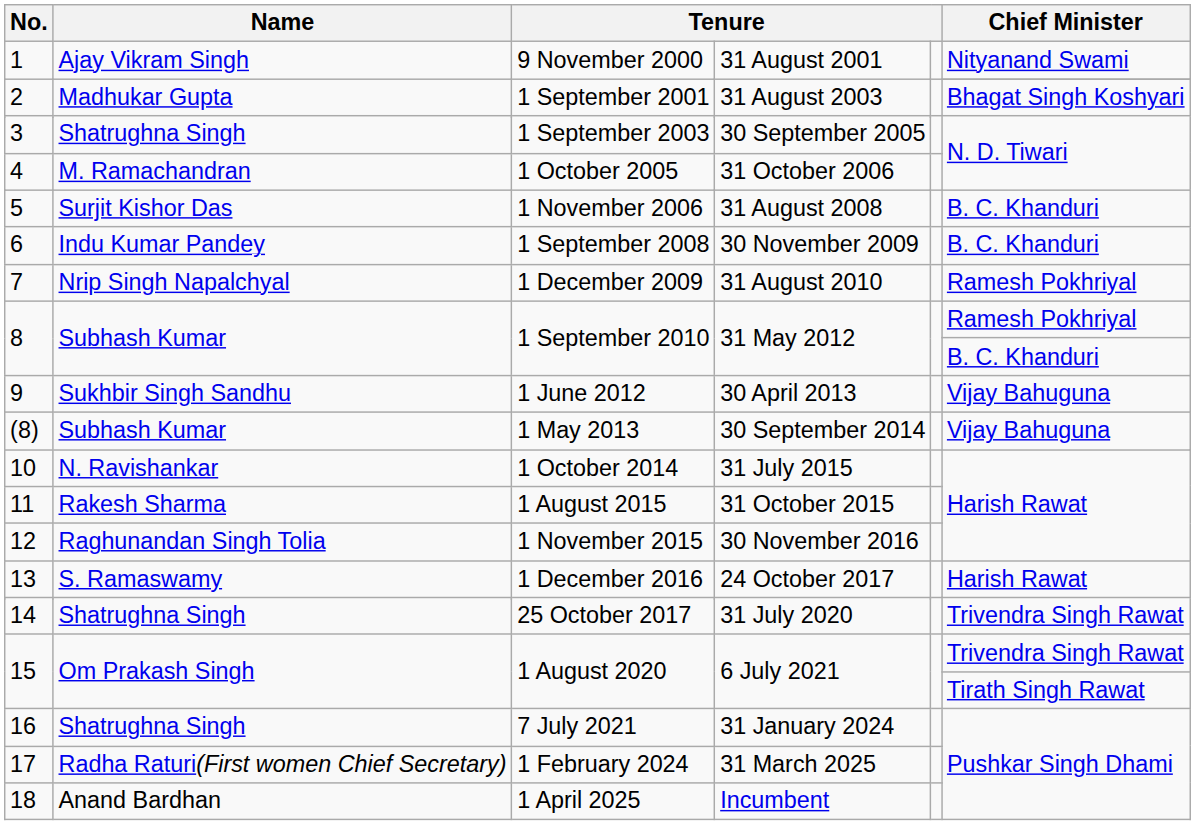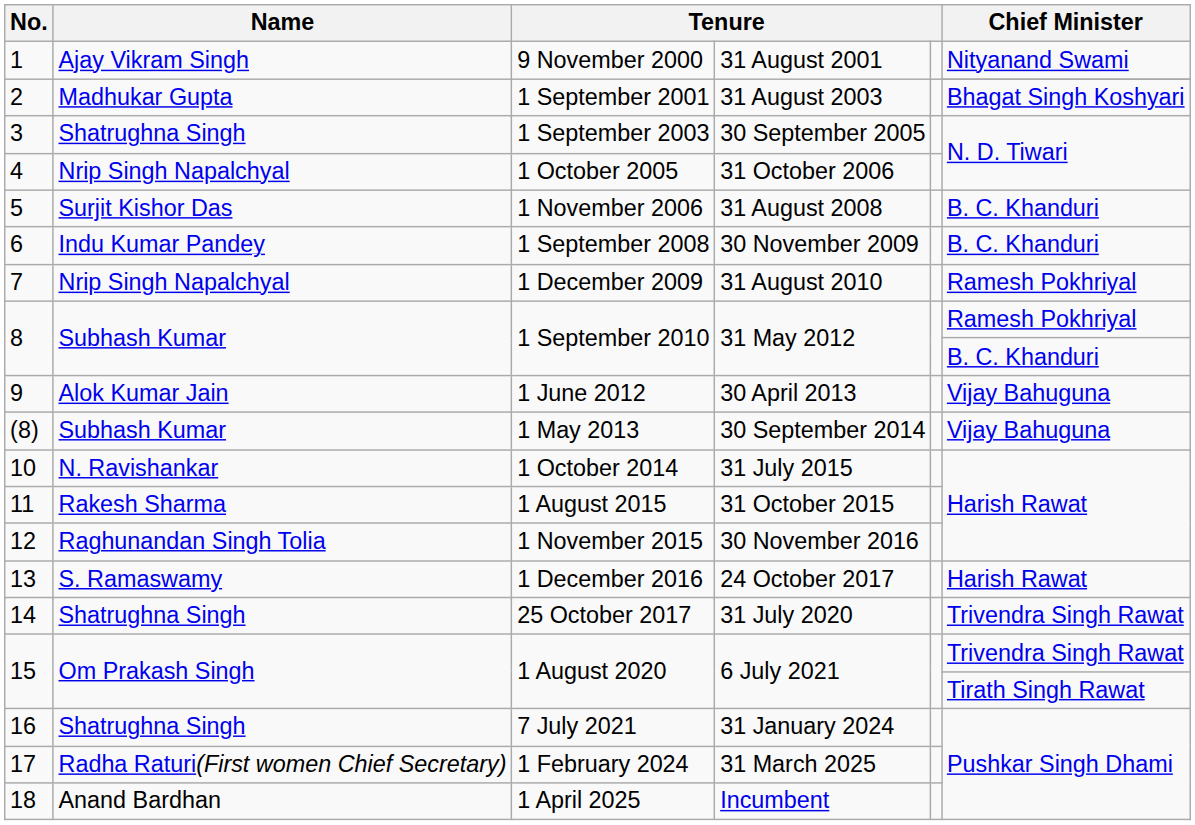(155, 171) M. Ramachandran -> (174, 171) Nrip Singh Napalchyal
(175, 393) Sukhbir Singh Sandhu -> (144, 393) Alok Kumar Jain
